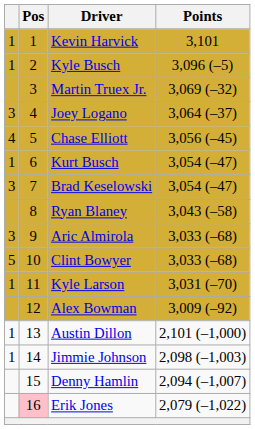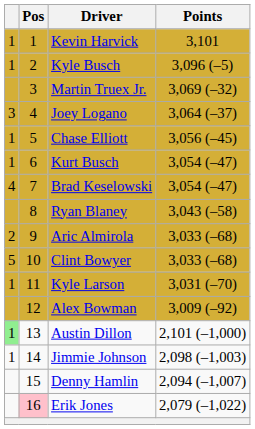(12, 138) 4 -> (12, 138) 1
(12, 187) 3 -> (12, 187) 4
(12, 235) 3 -> (12, 235) 2
(12, 332) no background -> (12, 332) lightgreen background
